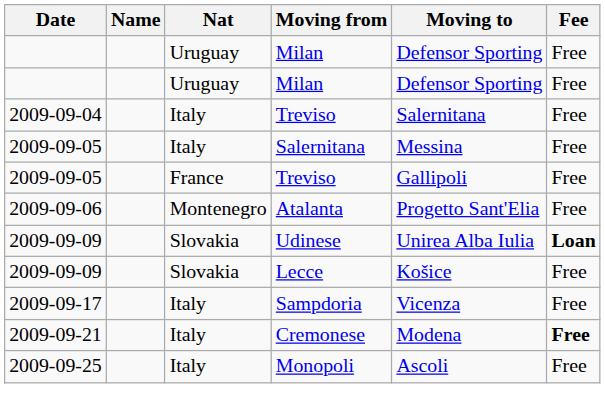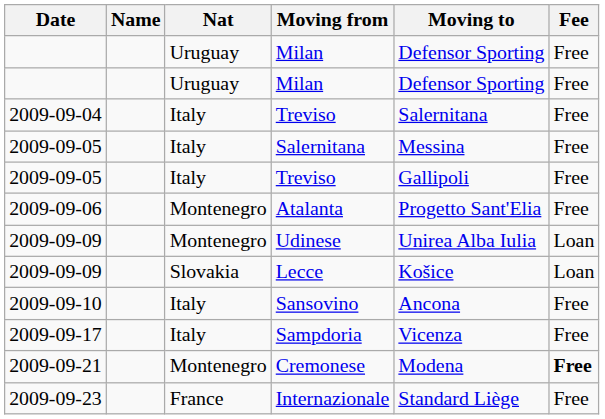(197, 177) France -> (188, 177) Italy
(204, 240) Slovakia -> (218, 240) Montenegro
(574, 240) bold -> (574, 240) normal
(569, 271) Free -> (574, 271) Loan
+ row: (55, 303)
(188, 334) Italy -> (218, 366) Montenegro
+ row: (55, 397)
- row: (55, 366)
